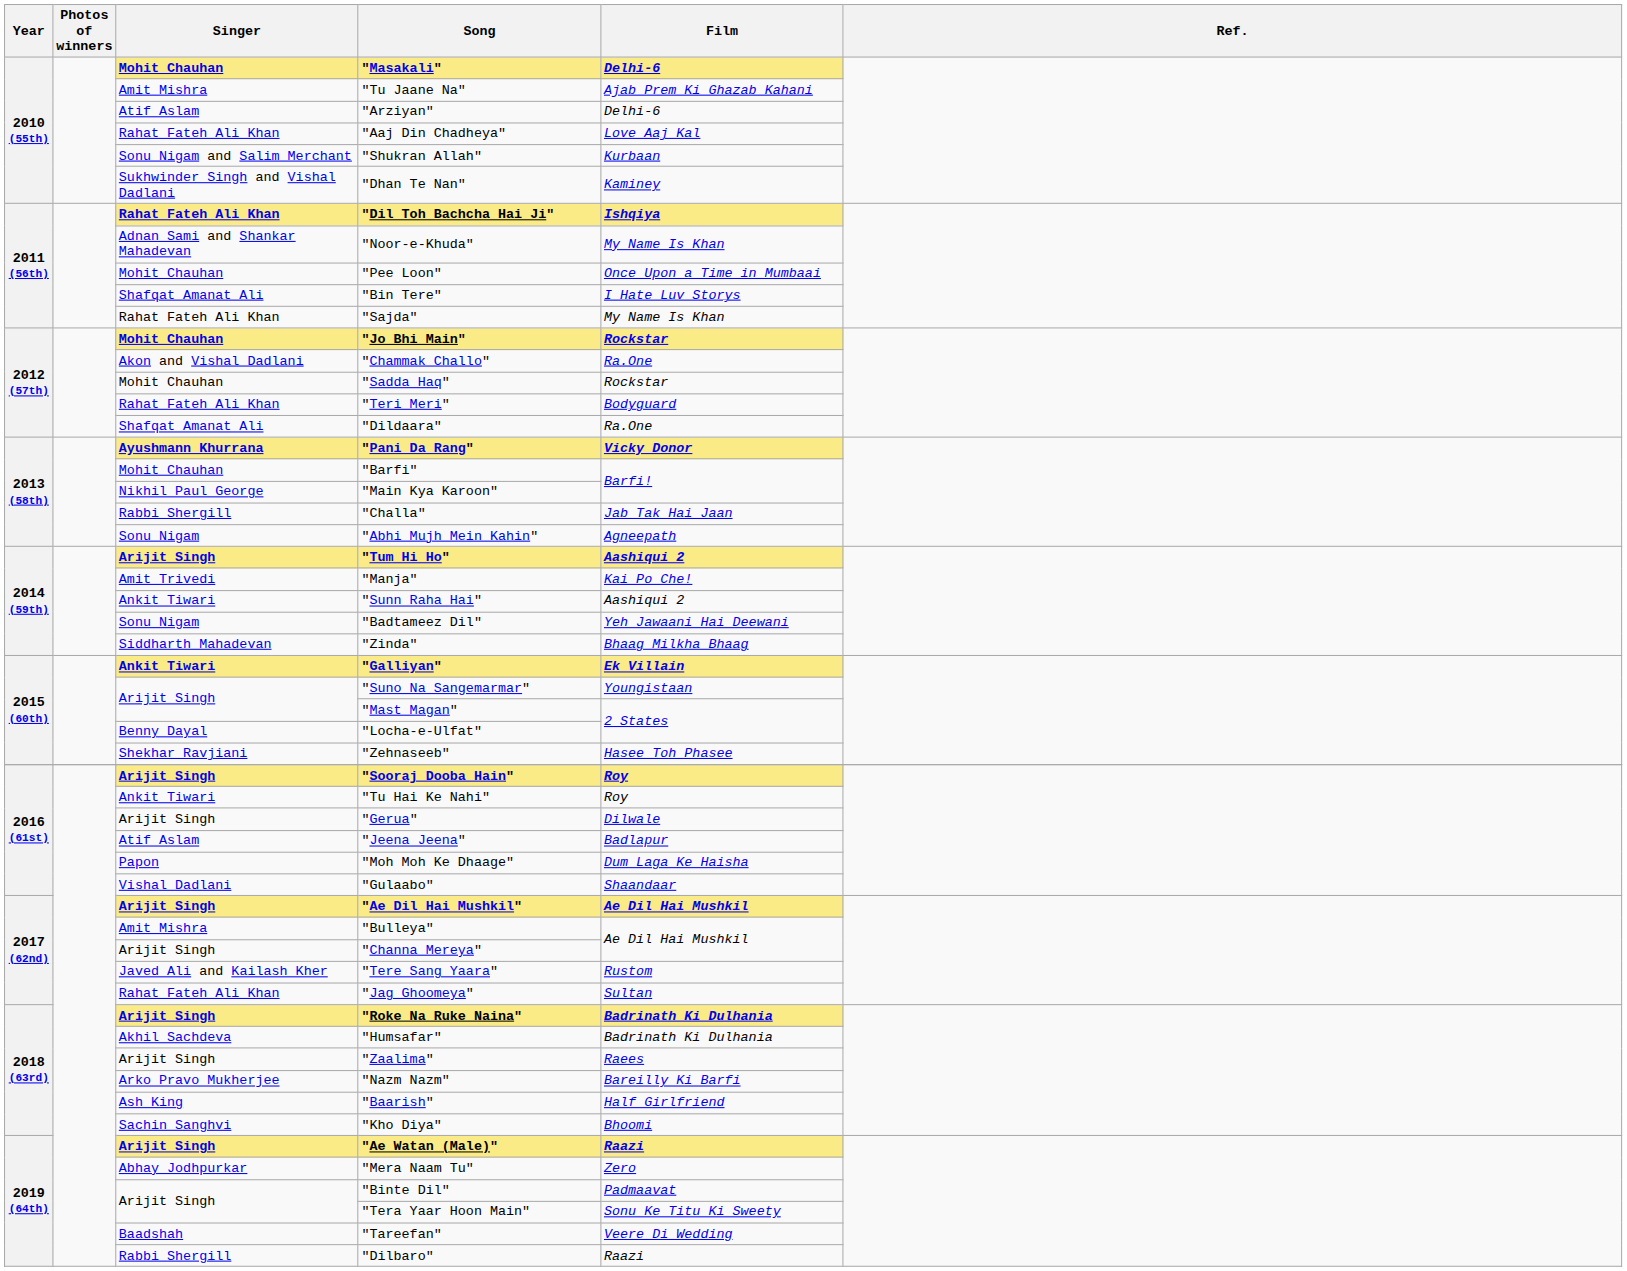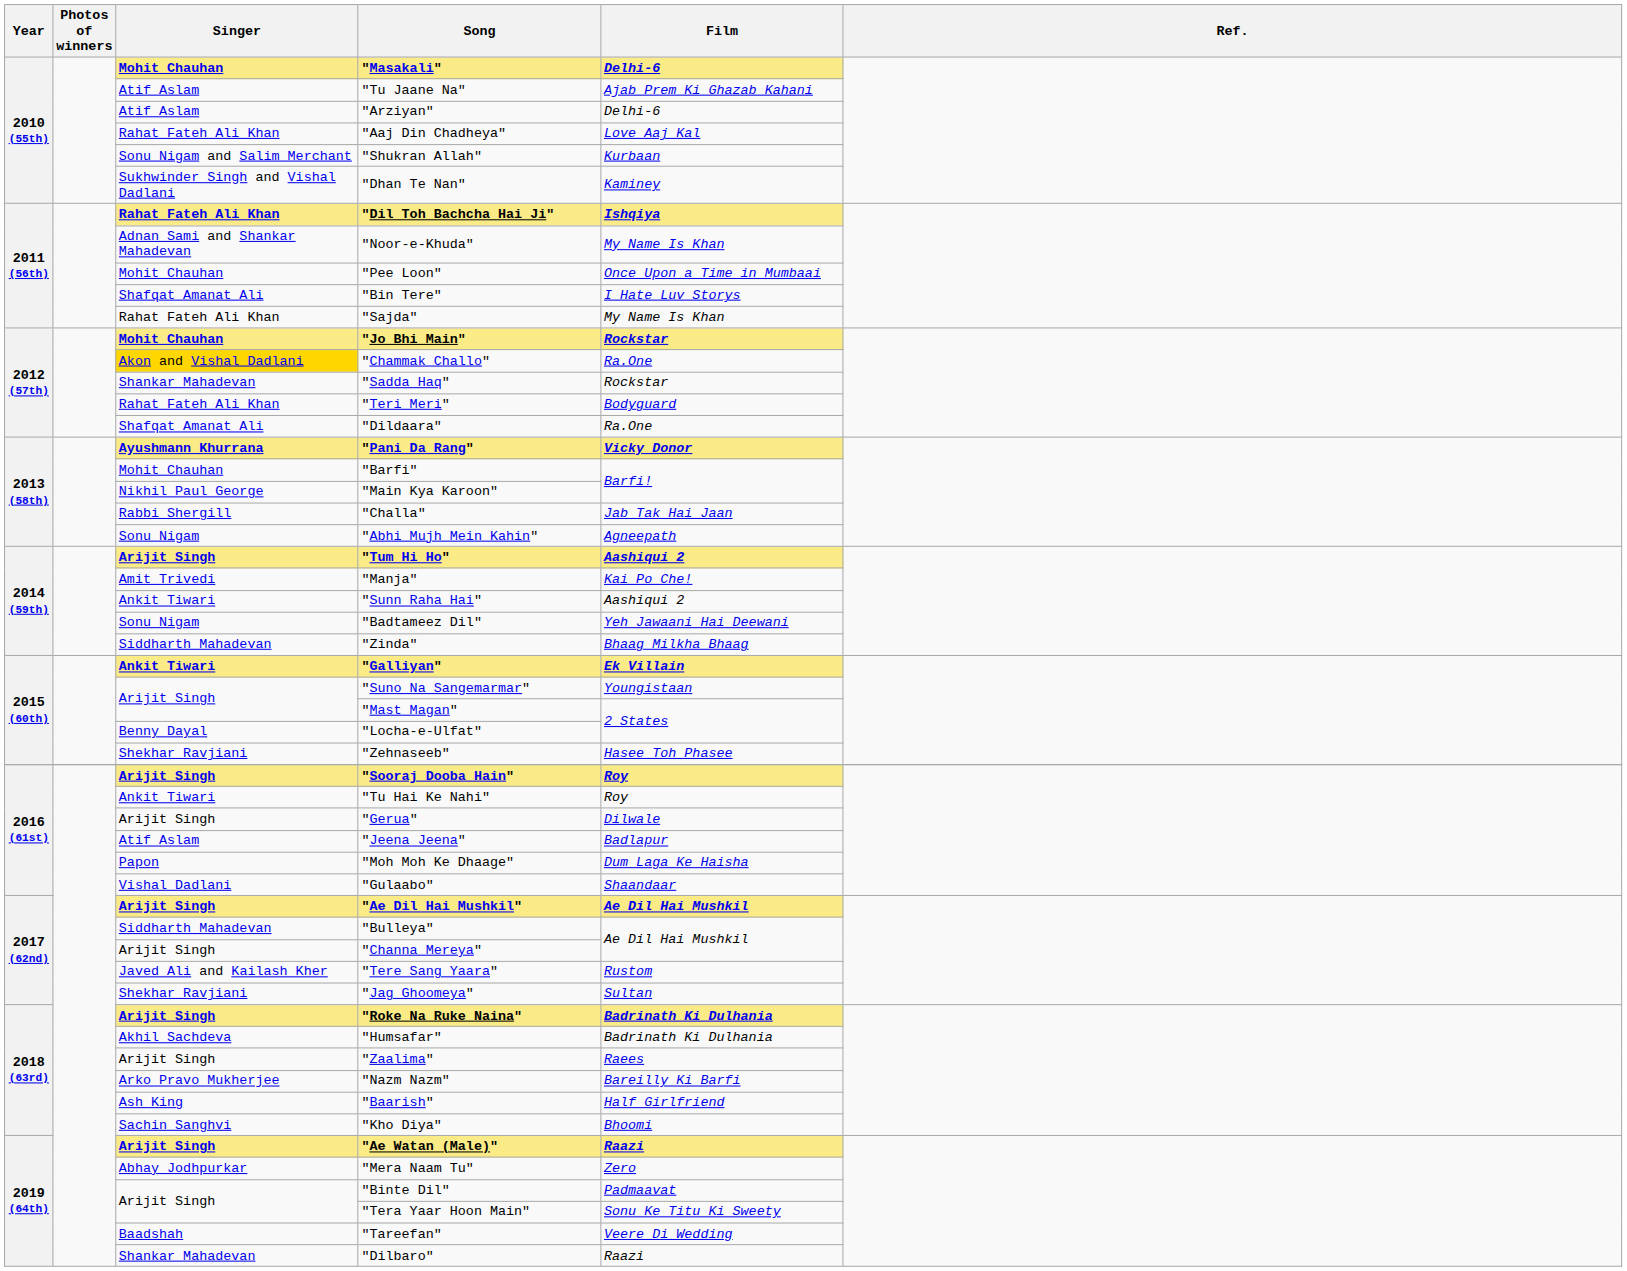(163, 90) Amit Mishra -> (159, 90) Atif Aslam
(211, 361) no background -> (211, 361) gold background
(171, 383) Mohit Chauhan -> (187, 383) Shankar Mahadevan
(163, 928) Amit Mishra -> (195, 928) Siddharth Mahadevan
(199, 994) Rahat Fateh Ali Khan -> (183, 994) Shekhar Ravjiani
(175, 1256) Rabbi Shergill -> (187, 1256) Shankar Mahadevan
